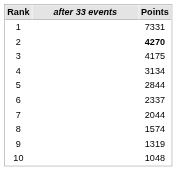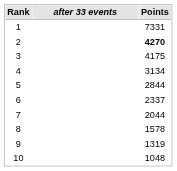(155, 129) 1574 -> (155, 129) 1578
